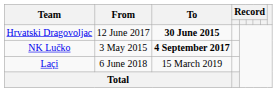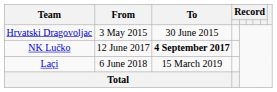(123, 32) 12 June 2017 -> (123, 32) 3 May 2015
(192, 32) bold -> (192, 32) normal
(123, 48) 3 May 2015 -> (123, 48) 12 June 2017
